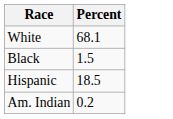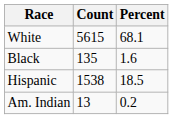+ column: (95, 15)
(85, 59) 1.5 -> (128, 59) 1.6
